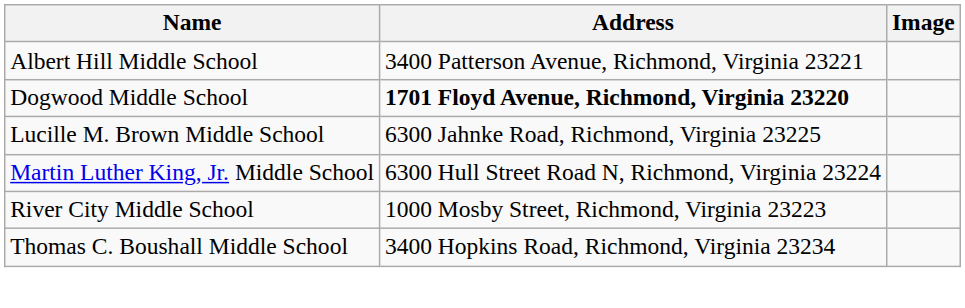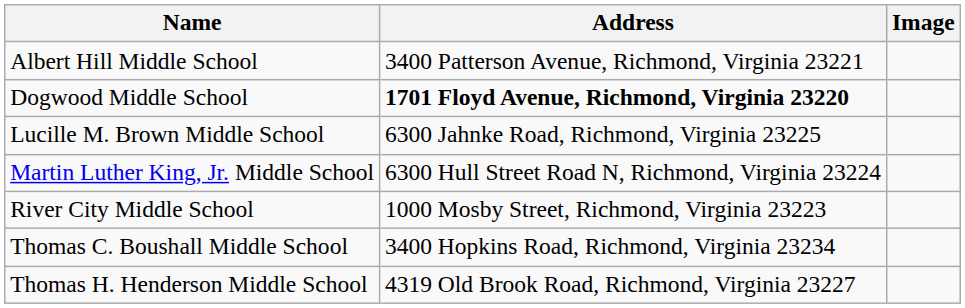+ row: (189, 284)
